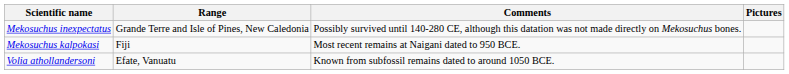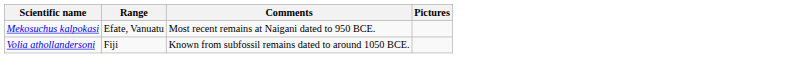- row: (59, 28)
(123, 45) Fiji -> (134, 28) Efate, Vanuatu
(146, 61) Efate, Vanuatu -> (111, 45) Fiji
